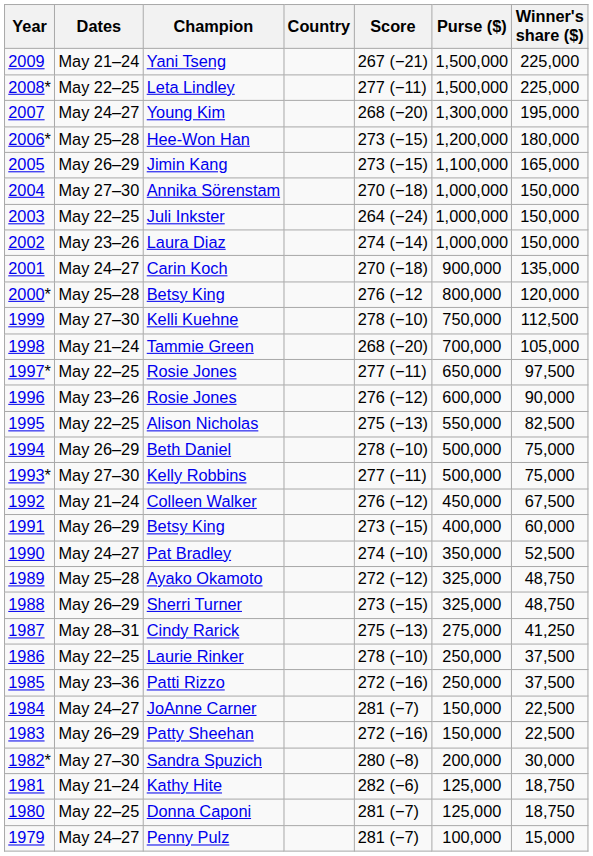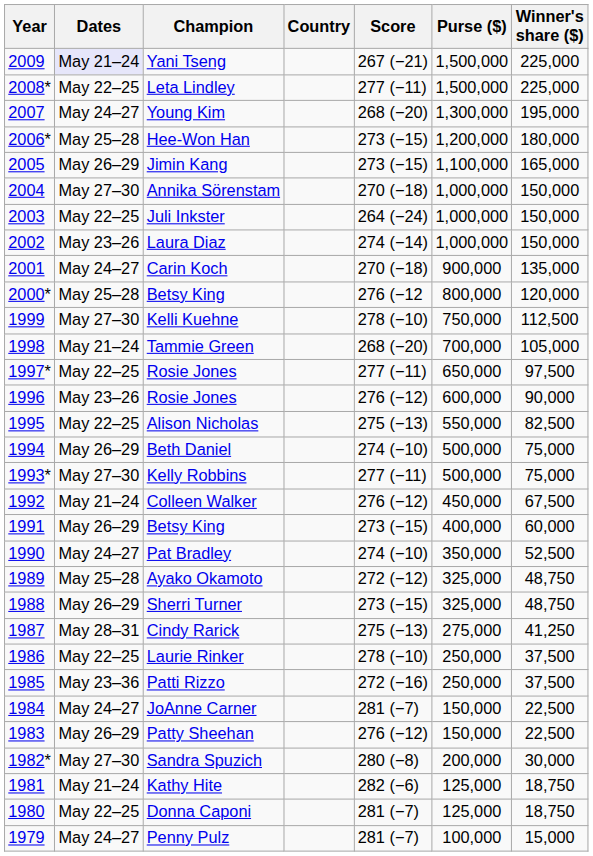(99, 61) no background -> (99, 61) lavender background
(393, 449) 278 (−10) -> (393, 449) 274 (−10)
(393, 734) 272 (−16) -> (393, 734) 276 (−12)
